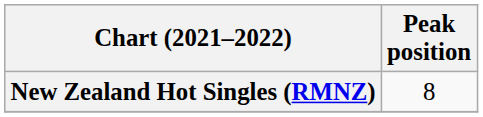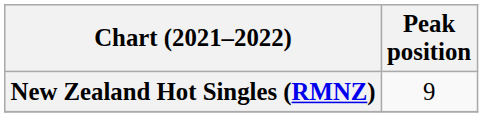(429, 91) 8 -> (429, 91) 9
